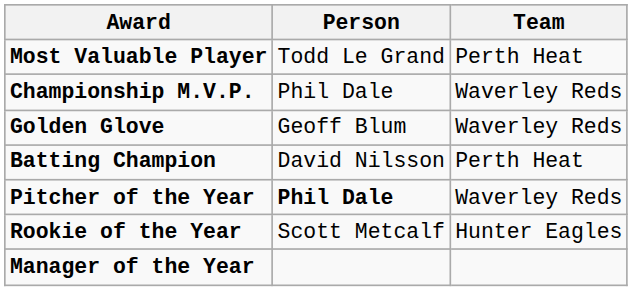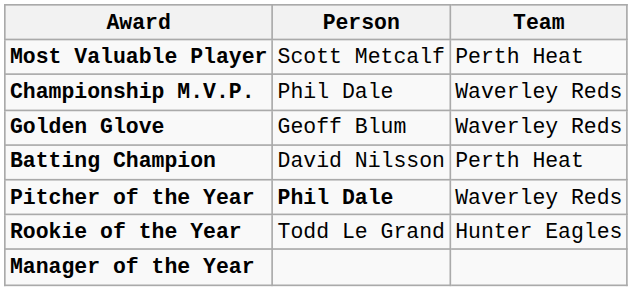(361, 57) Todd Le Grand -> (361, 57) Scott Metcalf
(361, 232) Scott Metcalf -> (361, 232) Todd Le Grand
